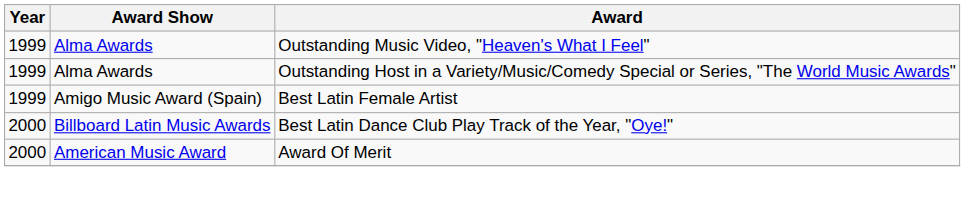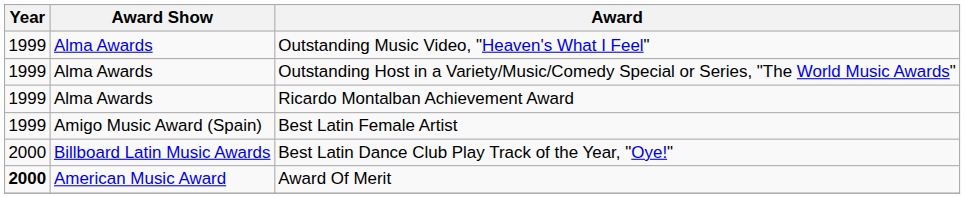+ row: (426, 98)
(27, 152) normal -> (27, 179) bold
